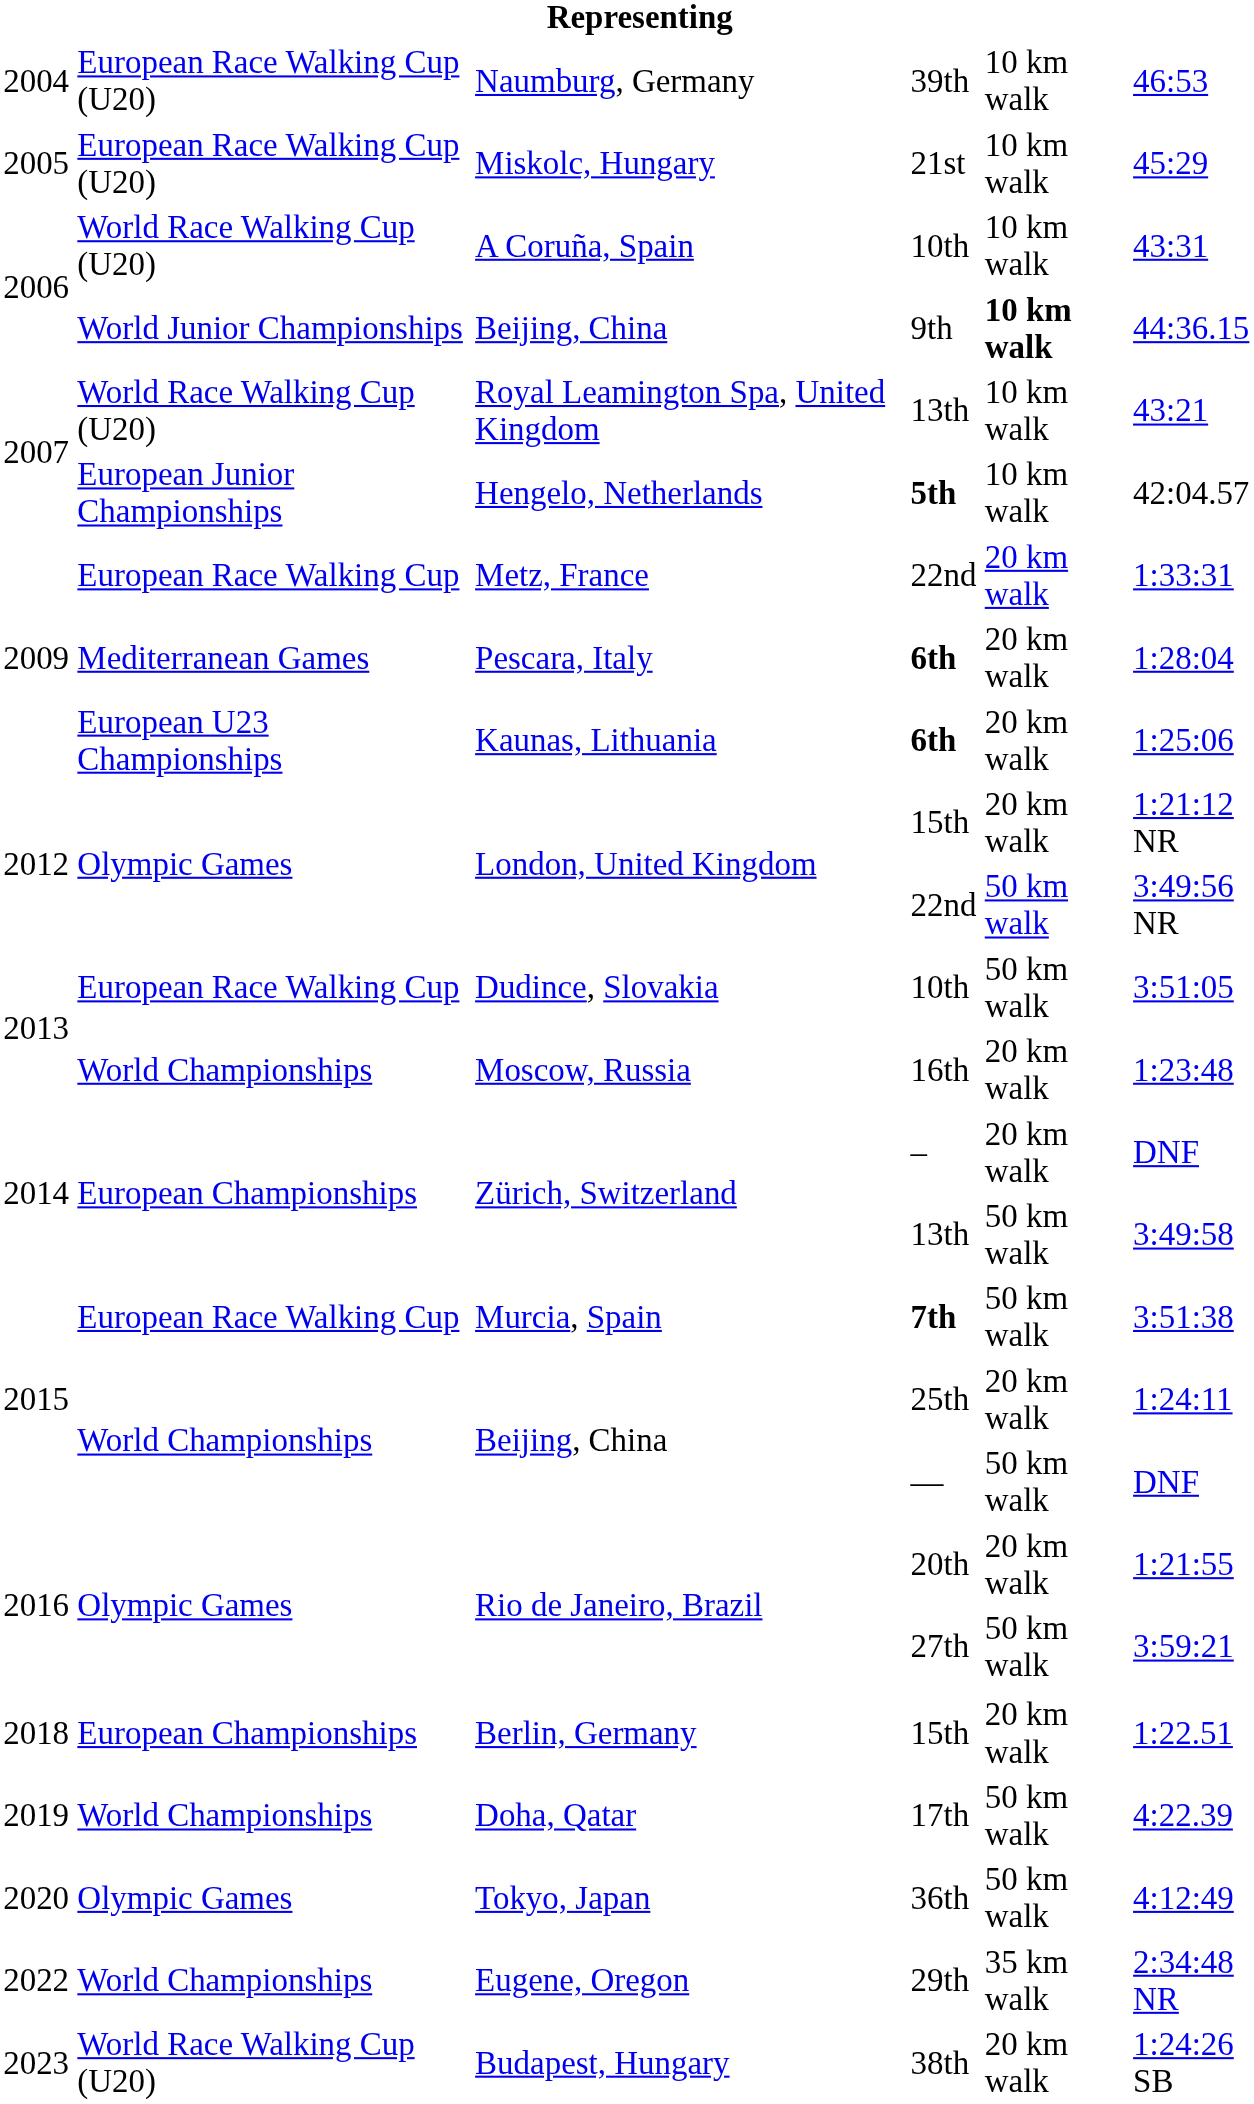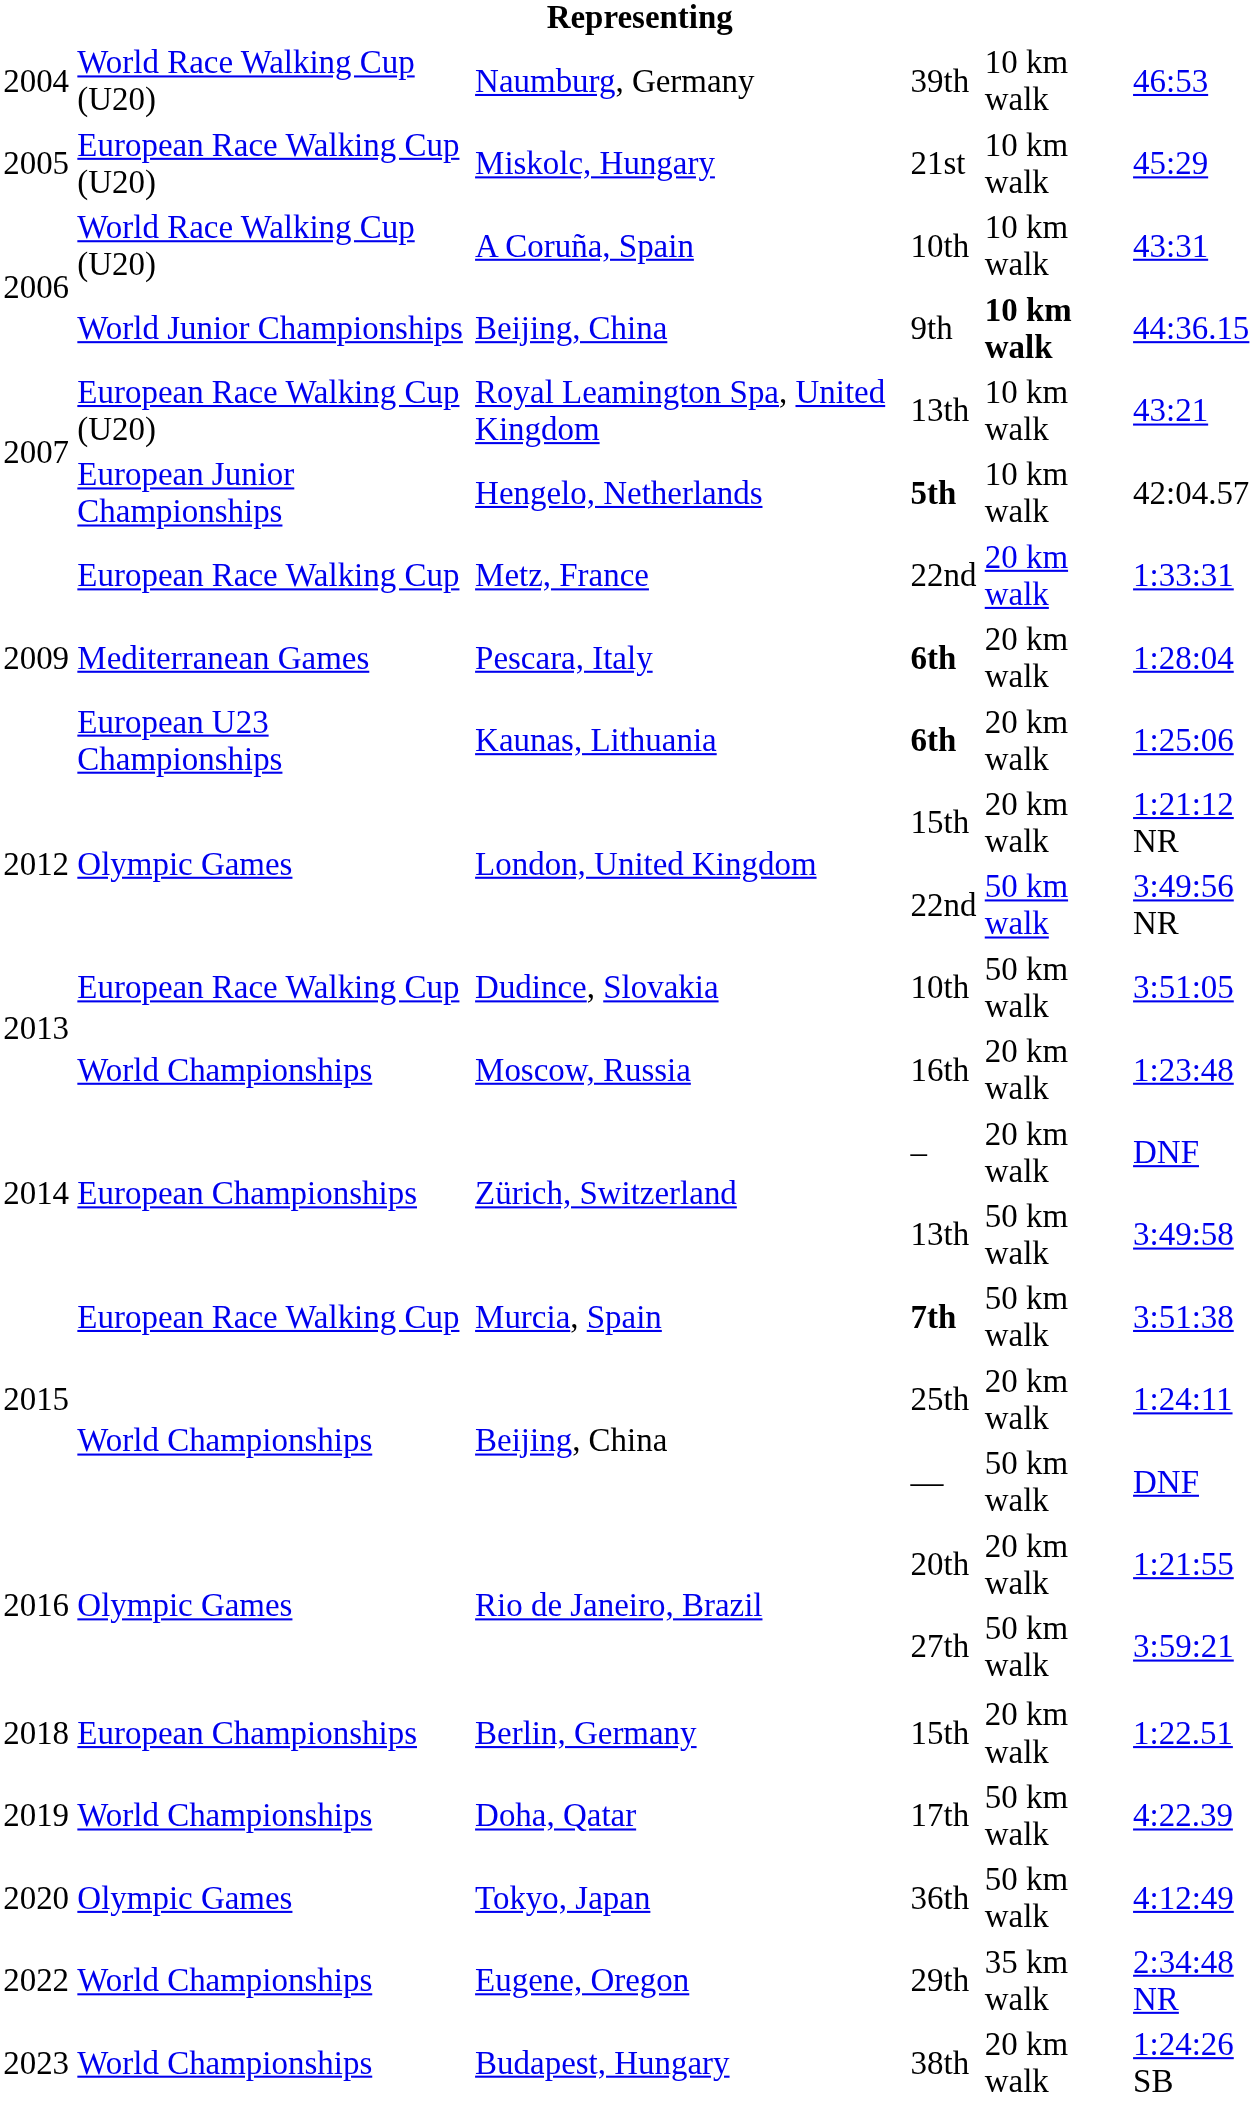(268, 81) European Race Walking Cup (U20) -> (246, 81) World Race Walking Cup (U20)
(246, 410) World Race Walking Cup (U20) -> (268, 410) European Race Walking Cup (U20)
(246, 2062) World Race Walking Cup (U20) -> (225, 2062) World Championships
